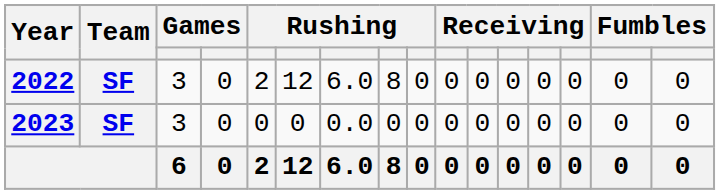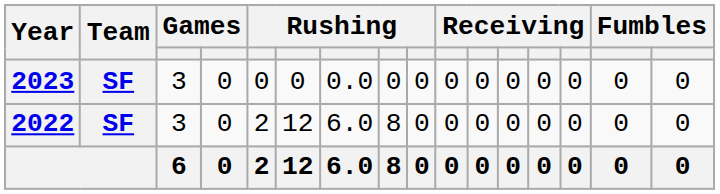rows swapped: (43, 82) <-> (43, 125)
